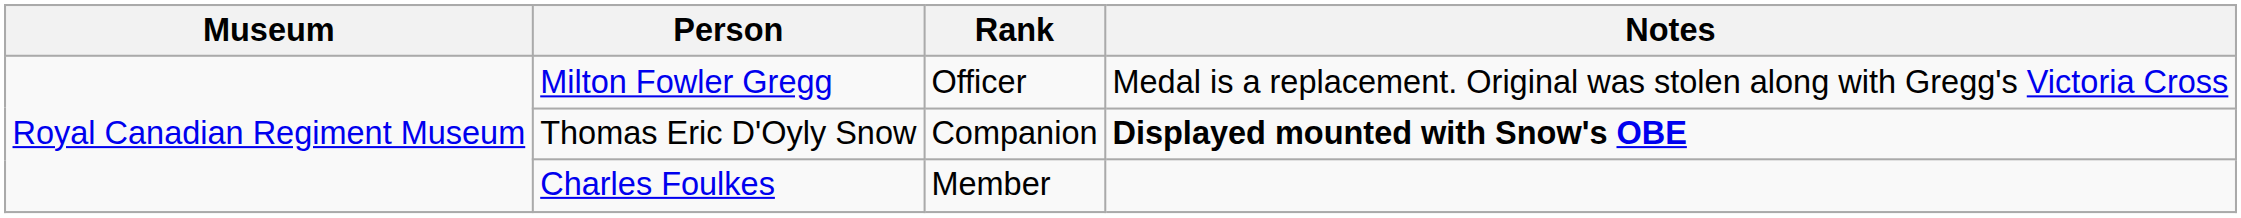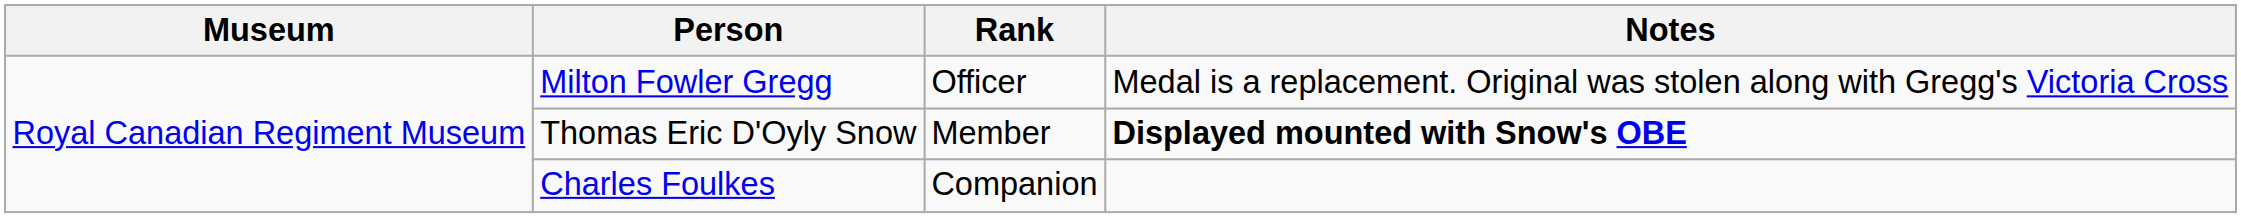(1014, 133) Companion -> (991, 133) Member
(991, 184) Member -> (1014, 184) Companion
